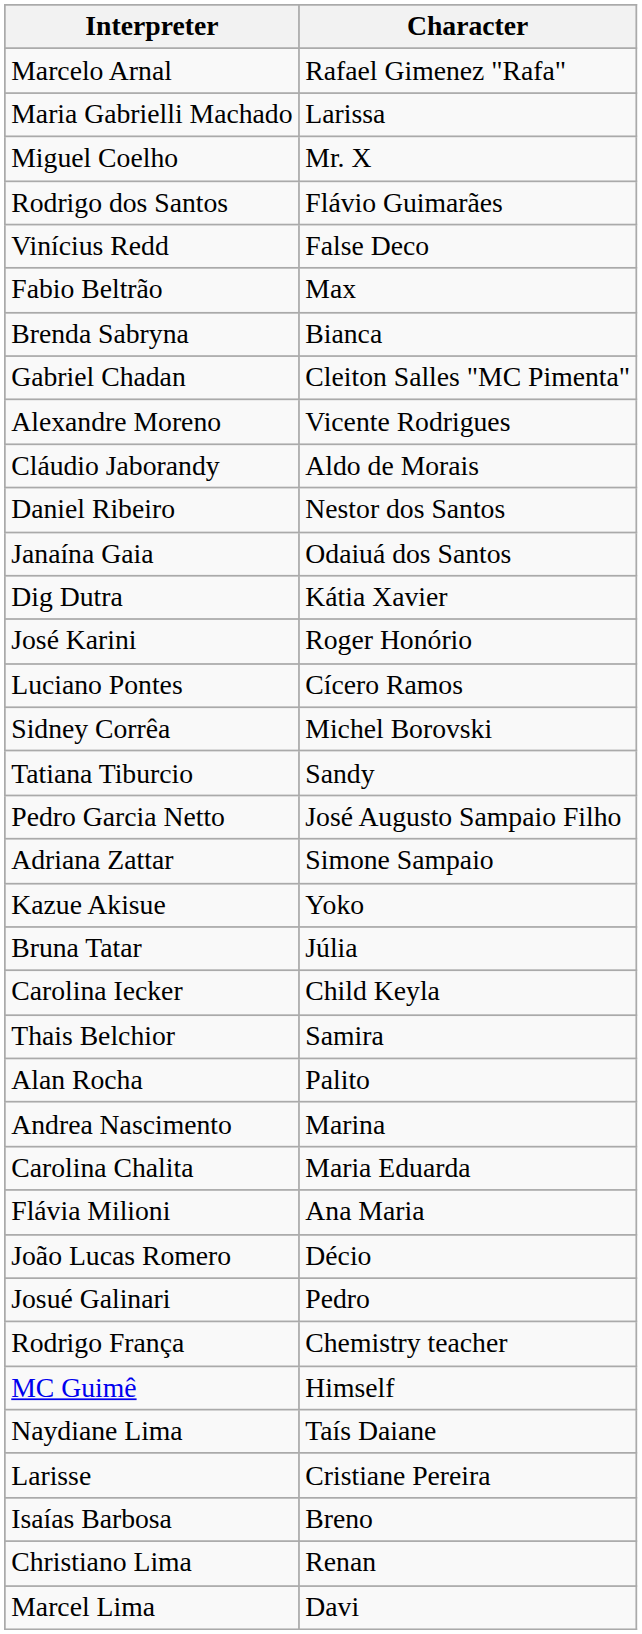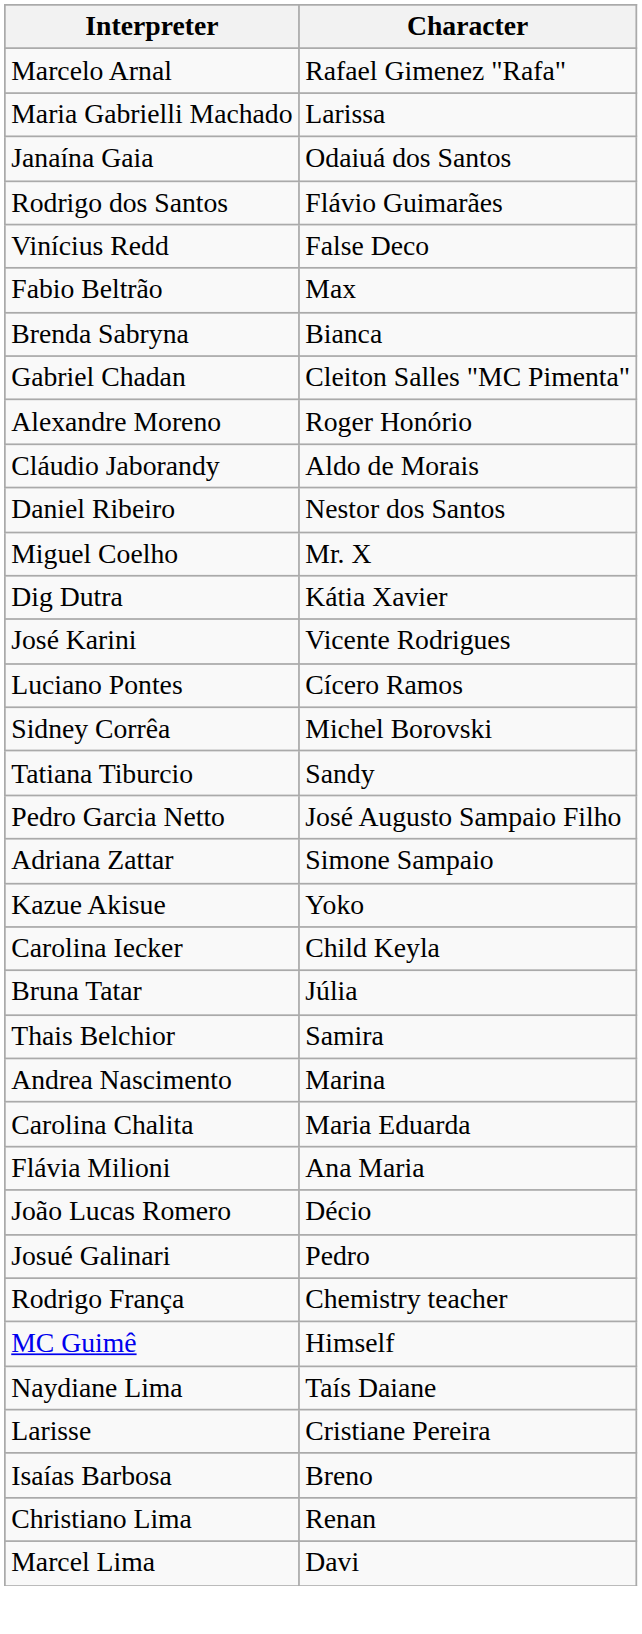rows swapped: (95, 158) <-> (82, 553)
(408, 421) Vicente Rodrigues -> (389, 421) Roger Honório
(389, 641) Roger Honório -> (408, 641) Vicente Rodrigues
rows swapped: (97, 992) <-> (77, 948)
- row: (77, 1080)
